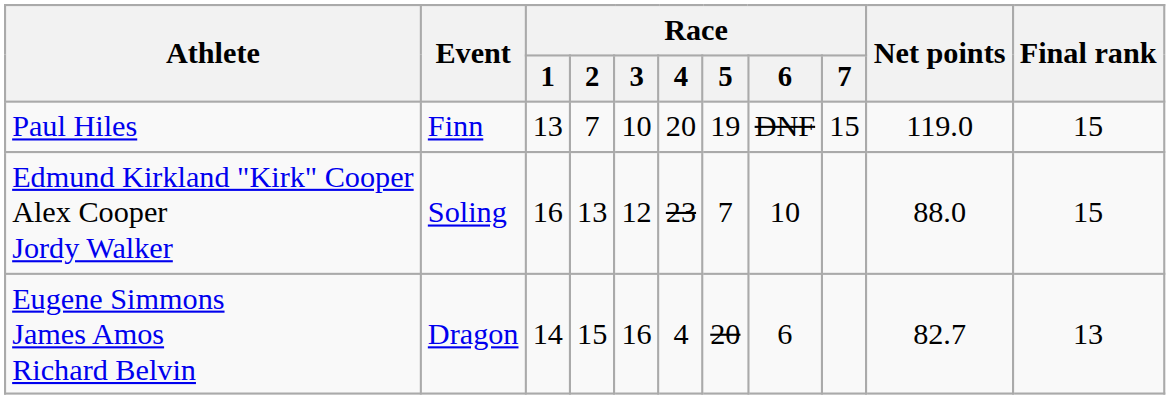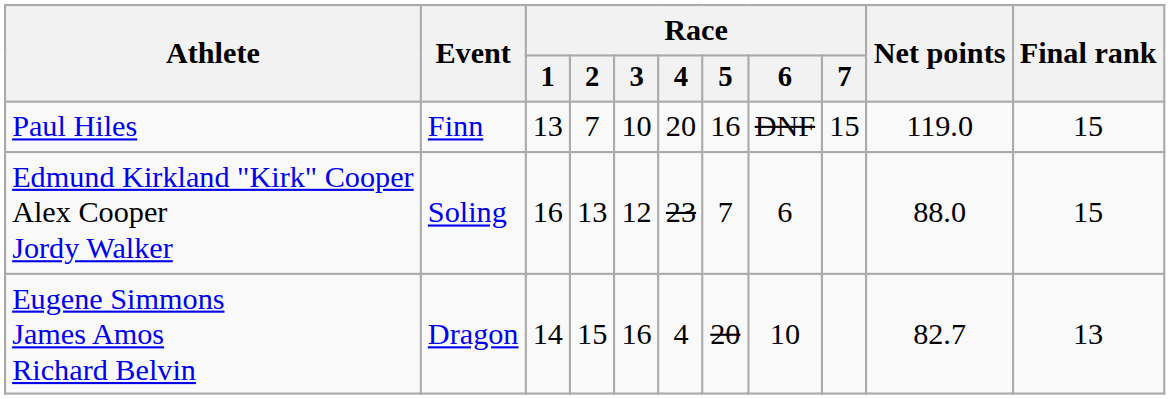(725, 126) 19 -> (725, 126) 16
(785, 212) 10 -> (785, 212) 6
(785, 333) 6 -> (785, 333) 10
